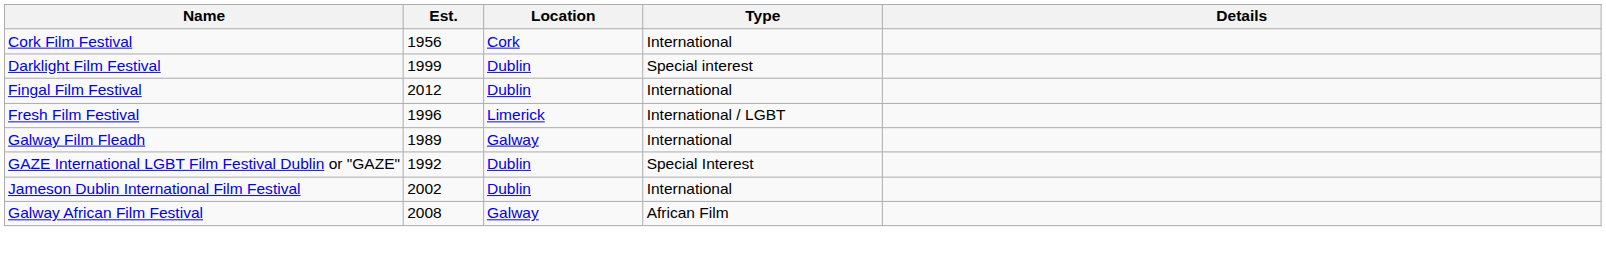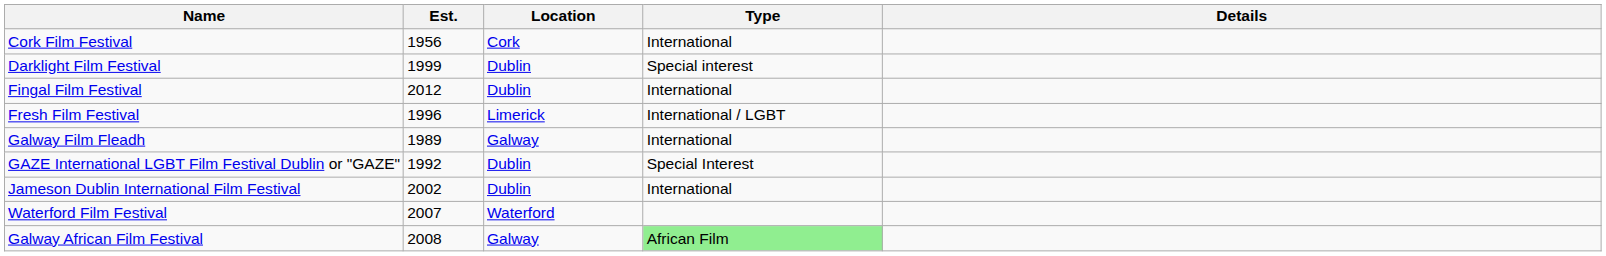+ row: (88, 213)
(688, 213) no background -> (688, 238) lightgreen background
